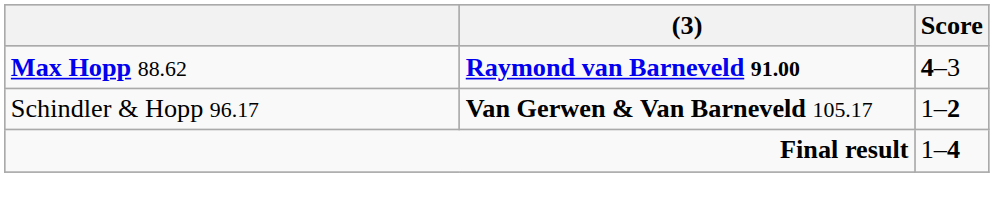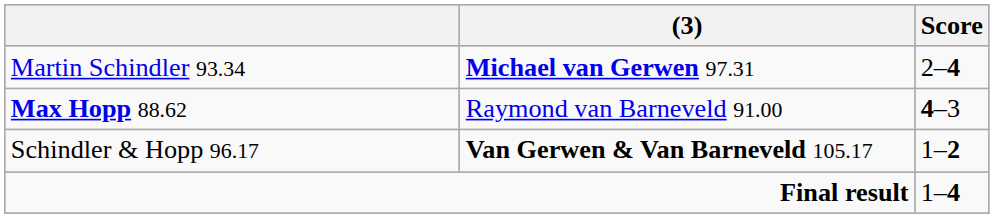+ row: (128, 66)
(633, 66) bold -> (624, 108) normal
